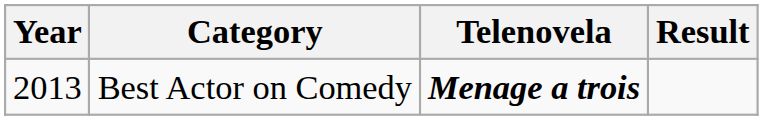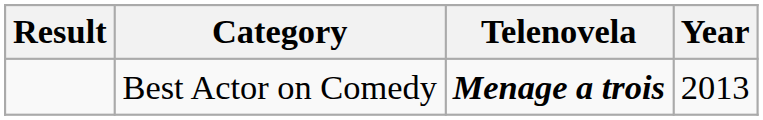columns swapped: (47, 31) <-> (703, 31)
